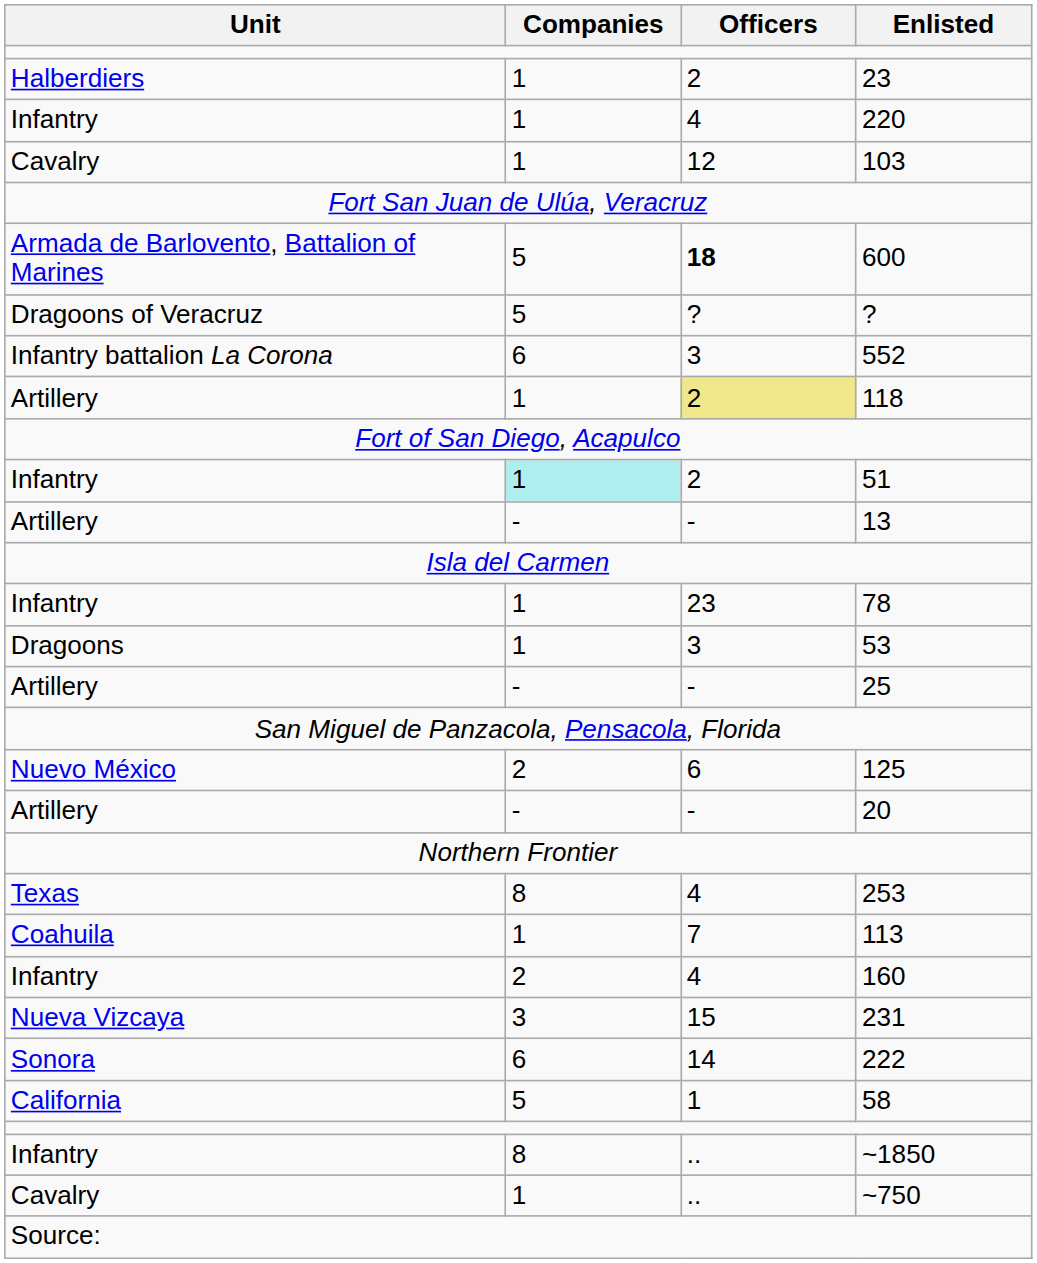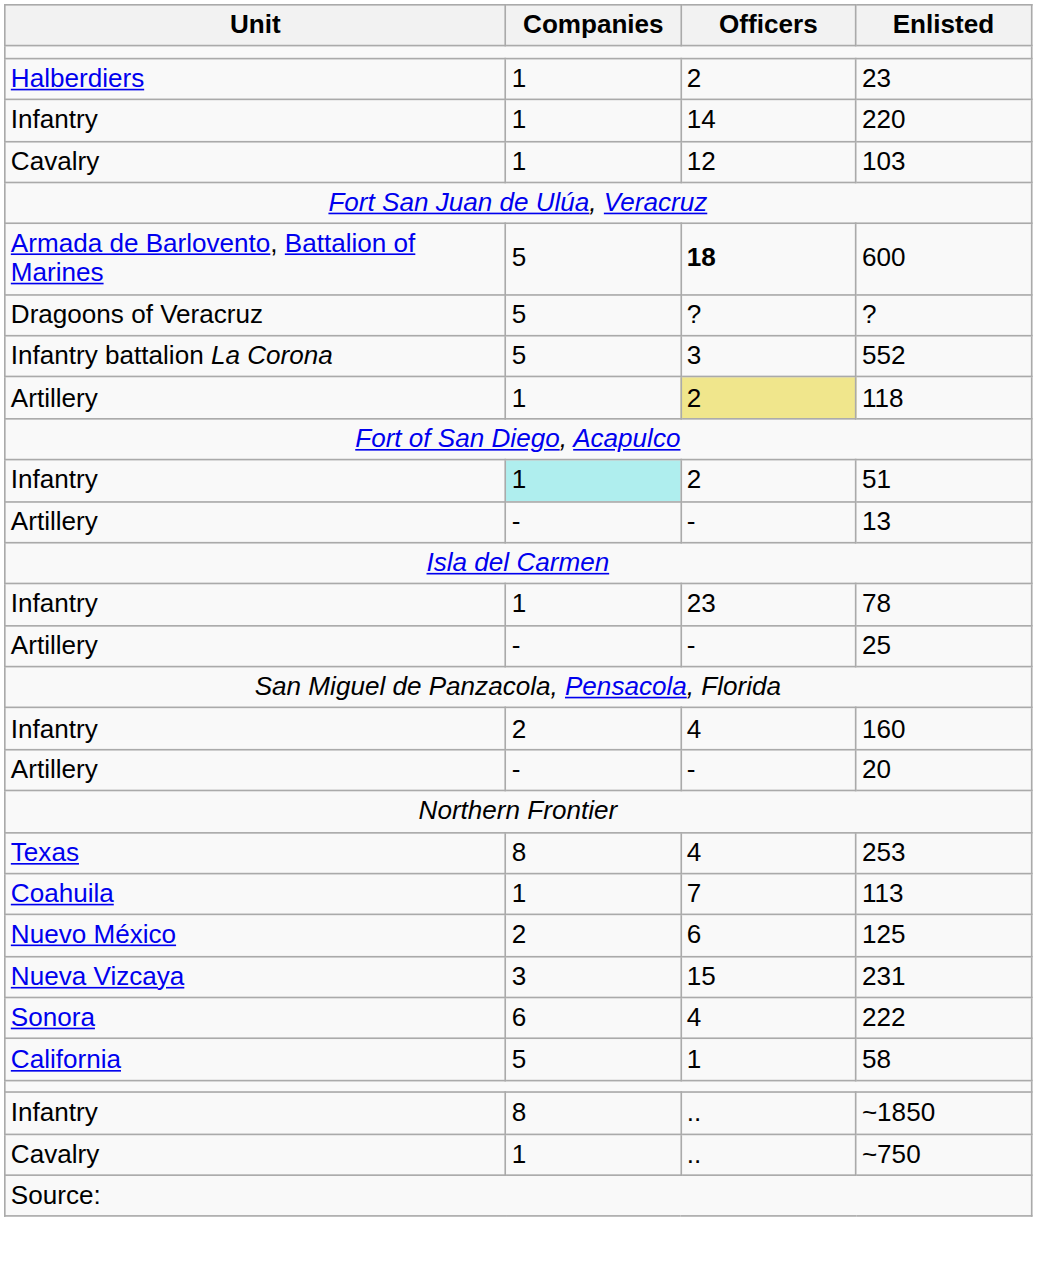(694, 119) 4 -> (701, 119) 14
(519, 356) 6 -> (519, 356) 5
- row: (67, 645)
rows swapped: (54, 976) <-> (93, 769)
(701, 1059) 14 -> (694, 1017) 4
